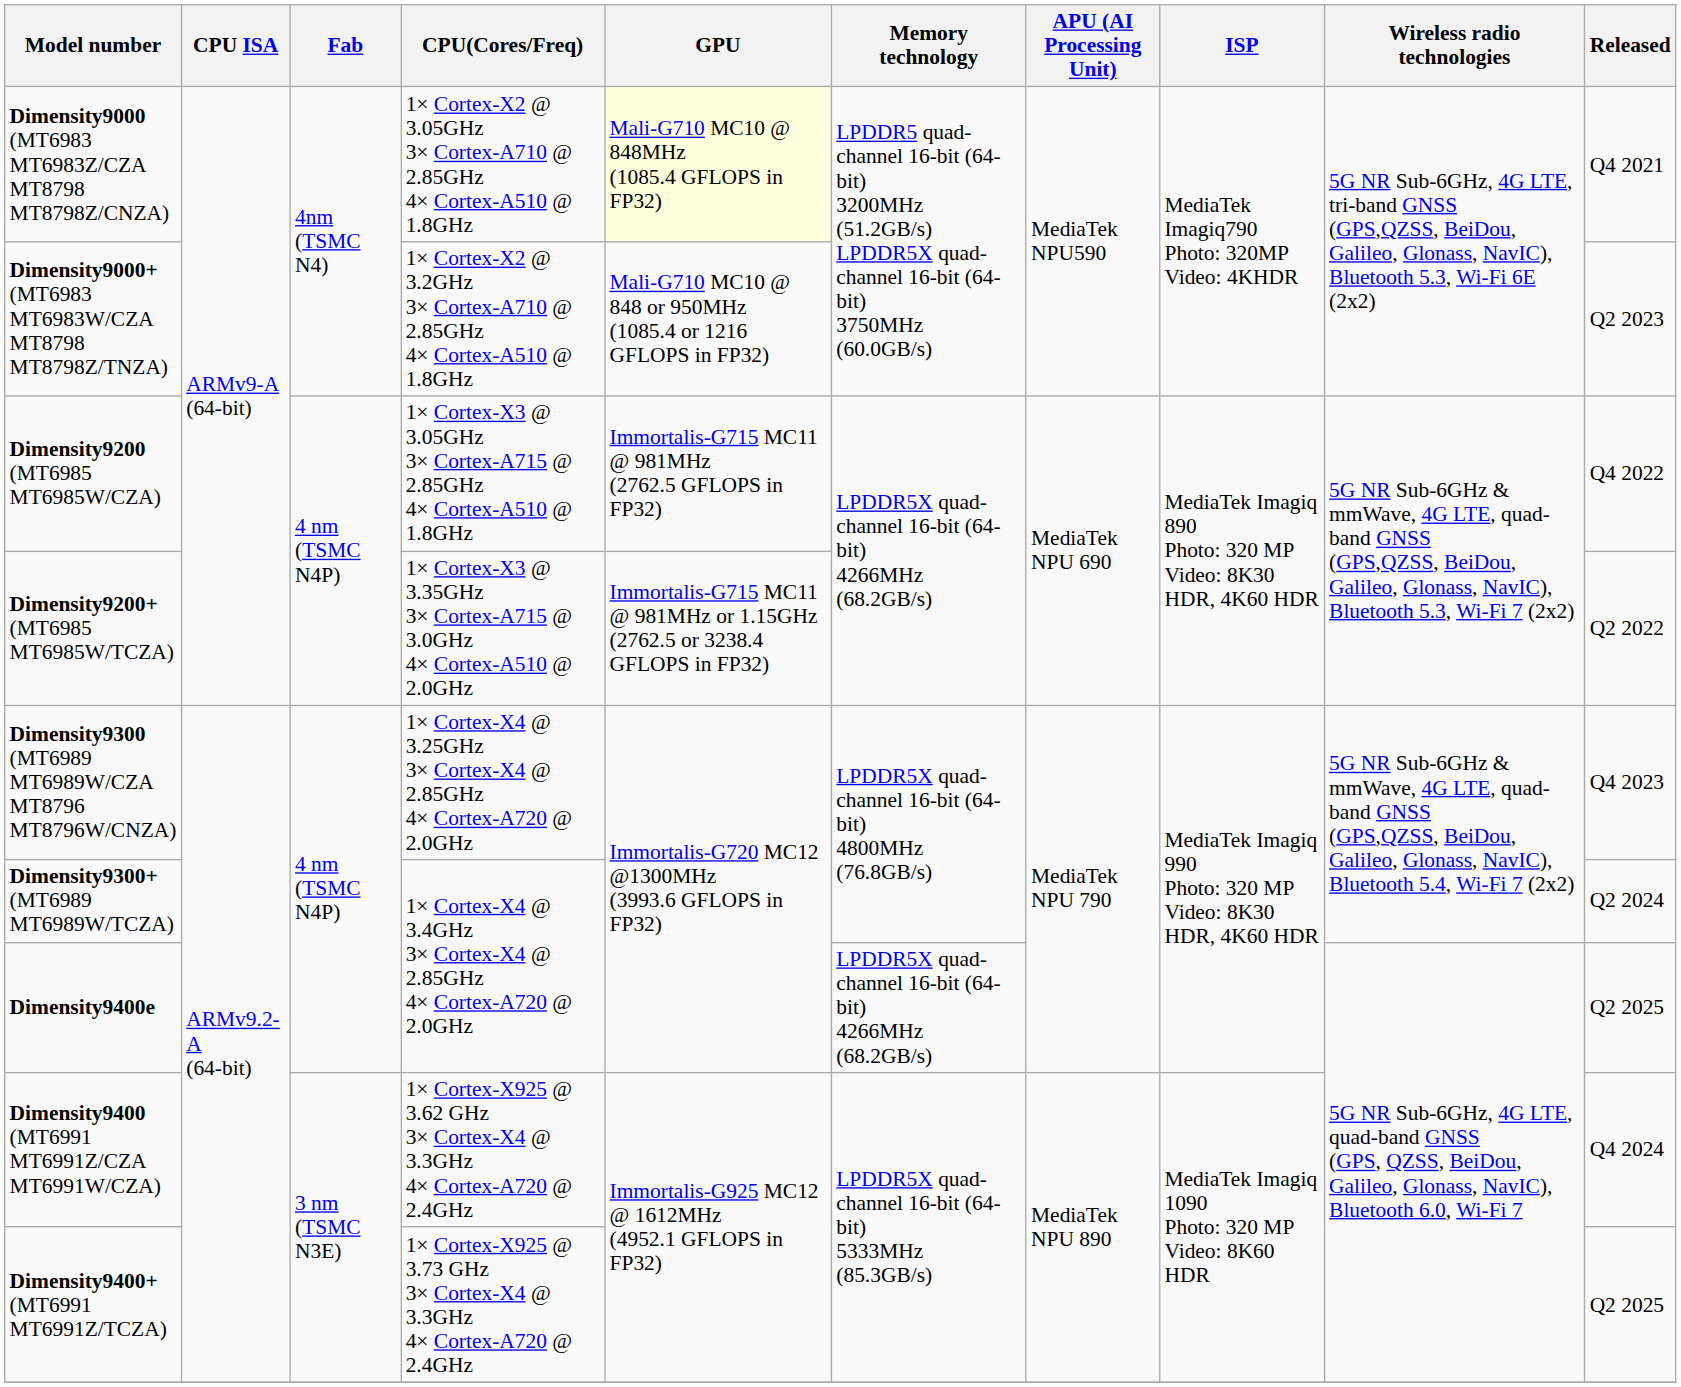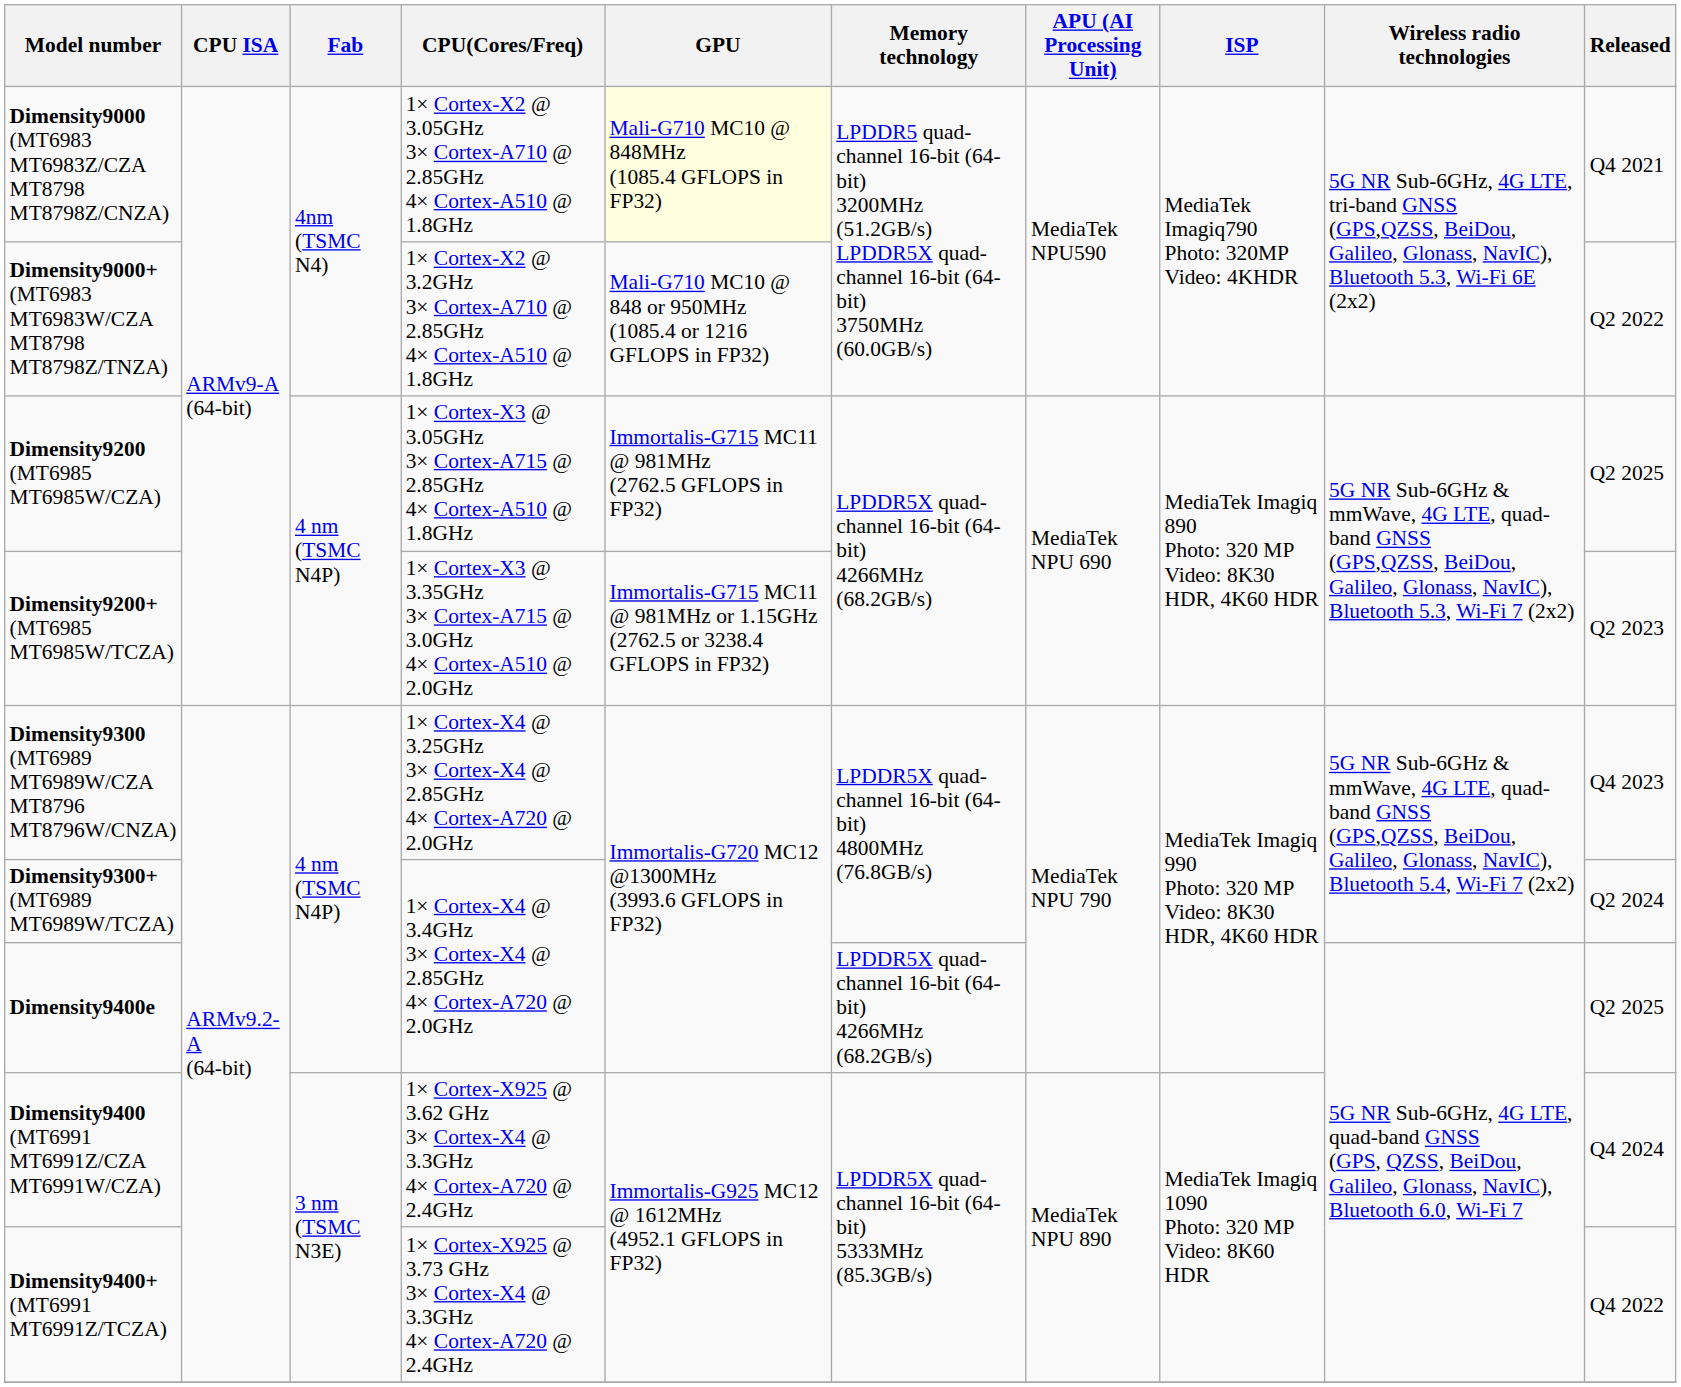(1627, 318) Q2 2023 -> (1627, 318) Q2 2022
(1627, 473) Q4 2022 -> (1627, 473) Q2 2025
(1627, 627) Q2 2022 -> (1627, 627) Q2 2023
(1627, 1304) Q2 2025 -> (1627, 1304) Q4 2022
